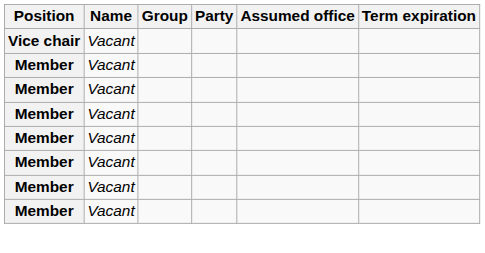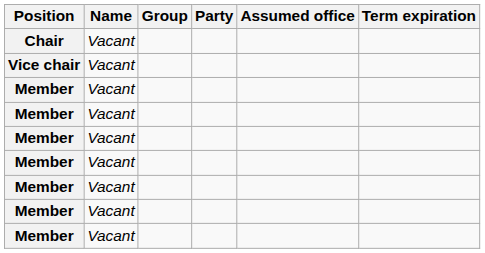+ row: (44, 41)
